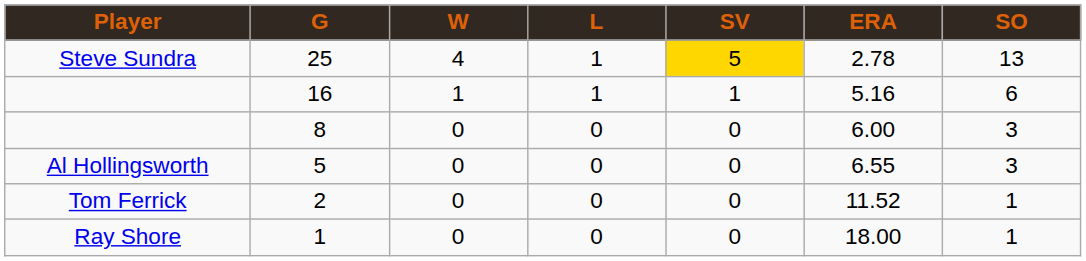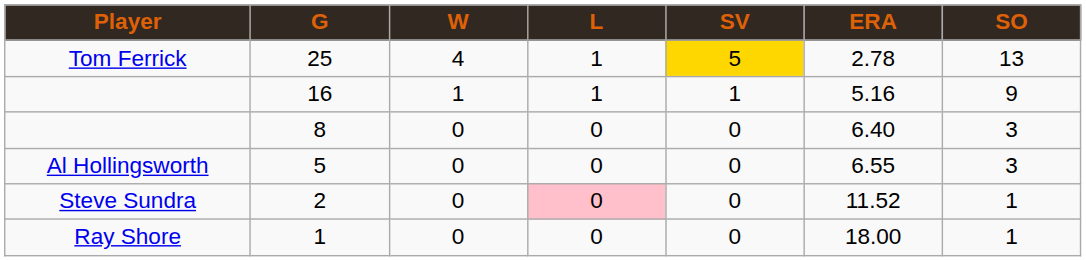(128, 58) Steve Sundra -> (128, 58) Tom Ferrick
(1011, 93) 6 -> (1011, 93) 9
(873, 129) 6.00 -> (873, 129) 6.40
(128, 201) Tom Ferrick -> (128, 201) Steve Sundra
(596, 201) no background -> (596, 201) pink background
